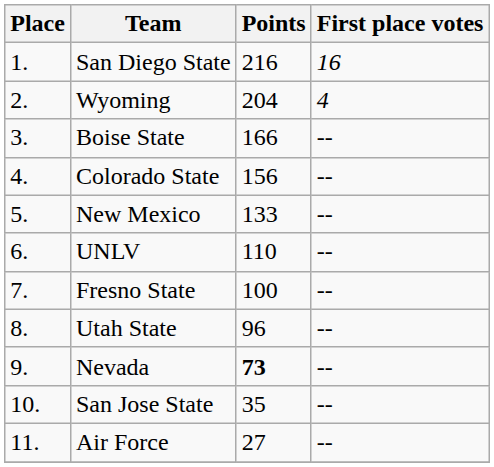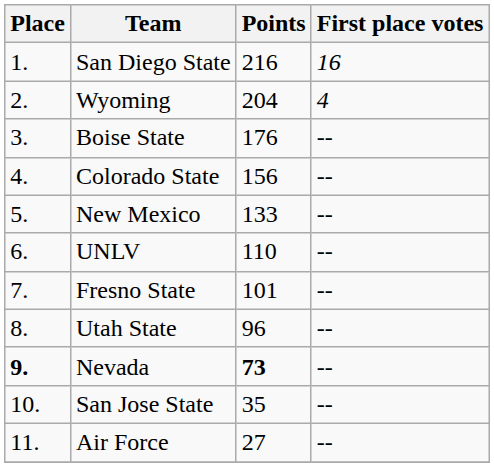(260, 137) 166 -> (260, 137) 176
(260, 289) 100 -> (260, 289) 101
(19, 366) normal -> (19, 366) bold
